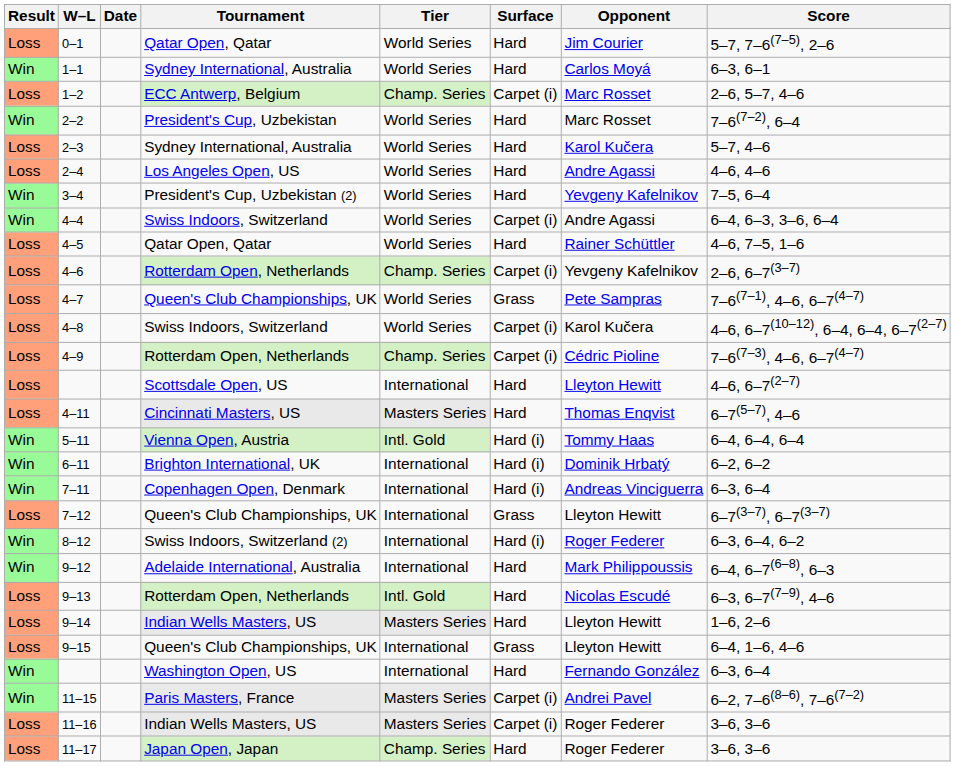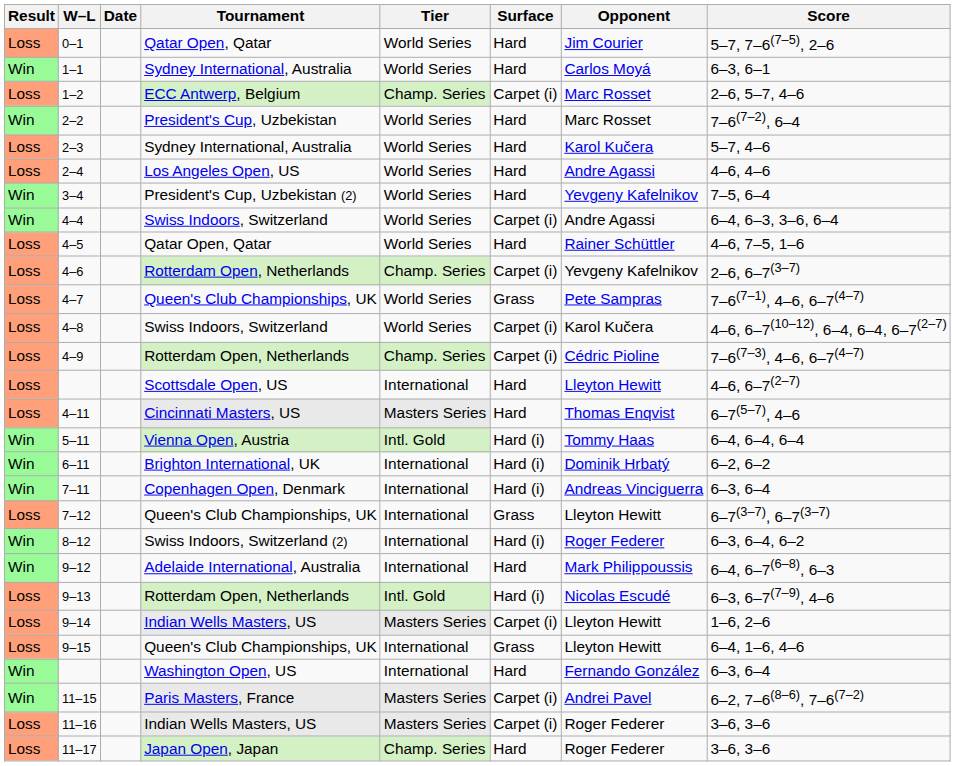(510, 596) Hard -> (519, 596) Hard (i)
(510, 622) Hard -> (525, 622) Carpet (i)
